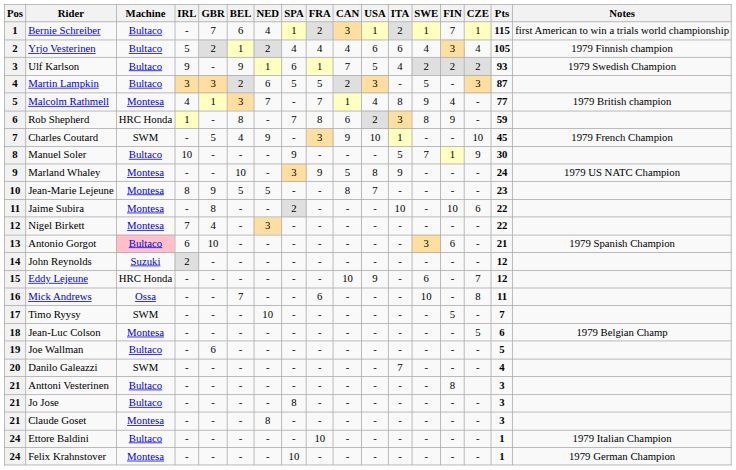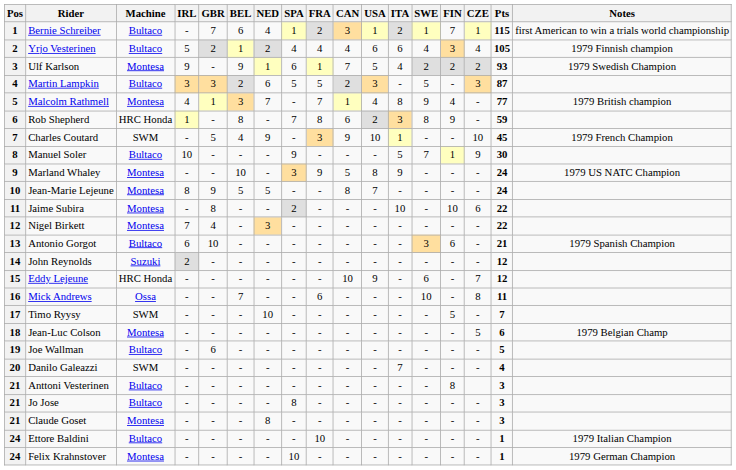(145, 66) Bultaco -> (145, 66) Montesa
(502, 190) 23 -> (502, 190) 24
(145, 243) pink background -> (145, 243) no background
